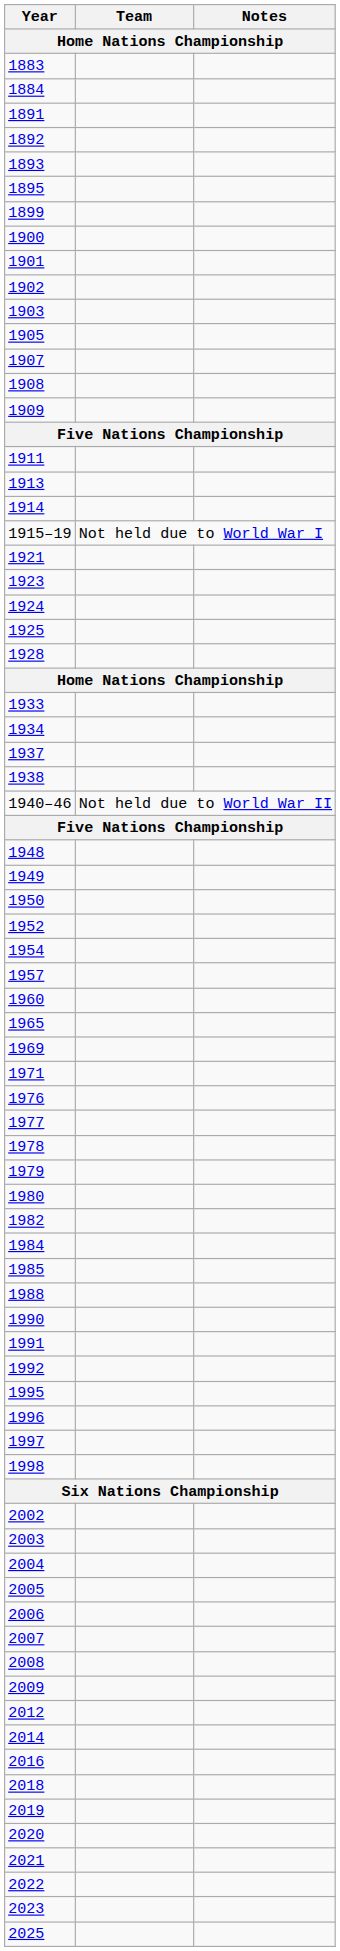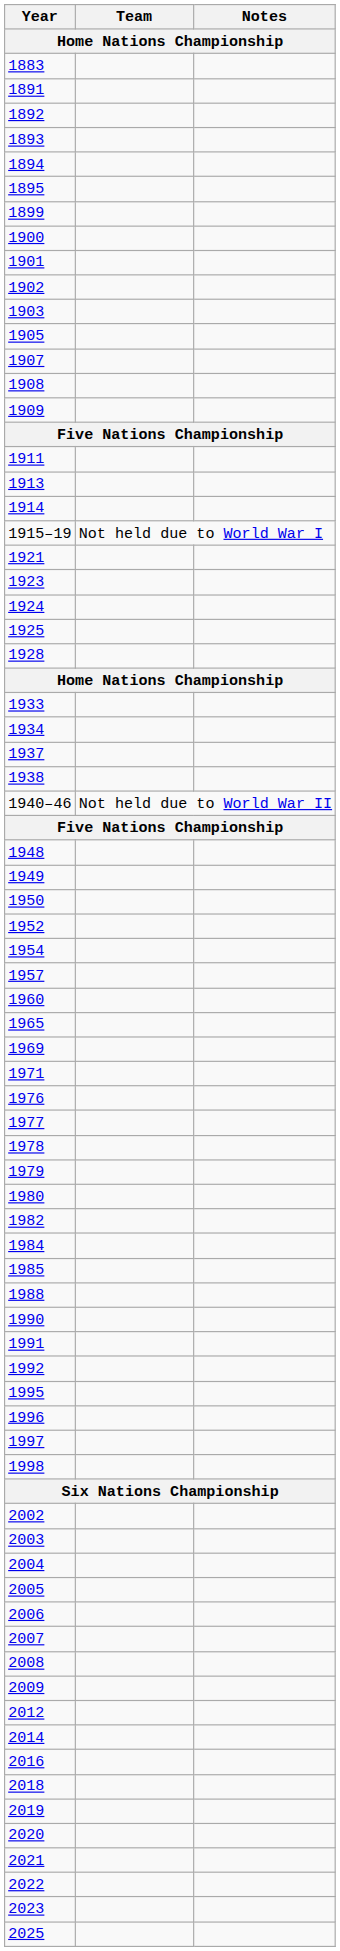- row: (26, 91)
+ row: (26, 164)
